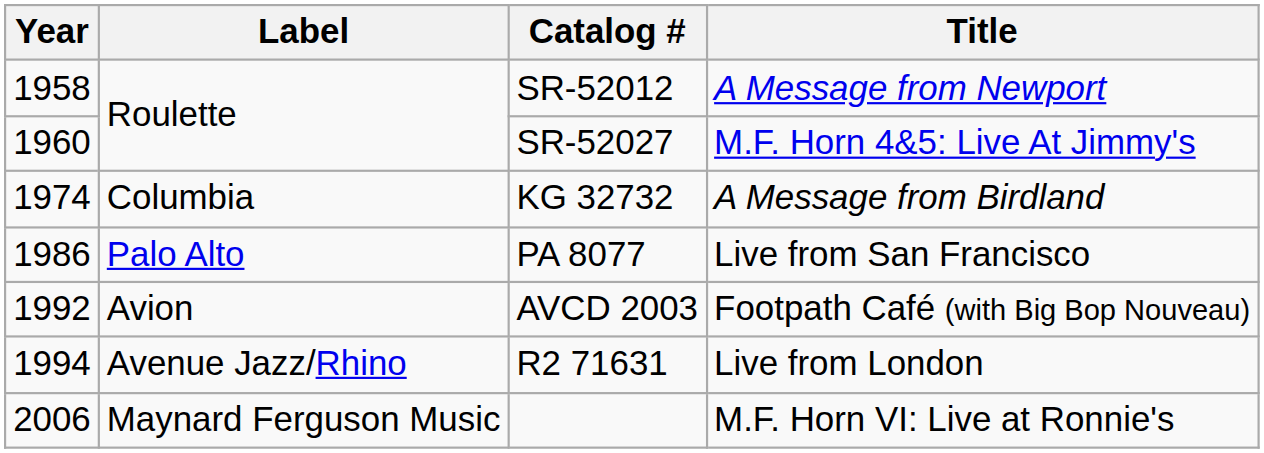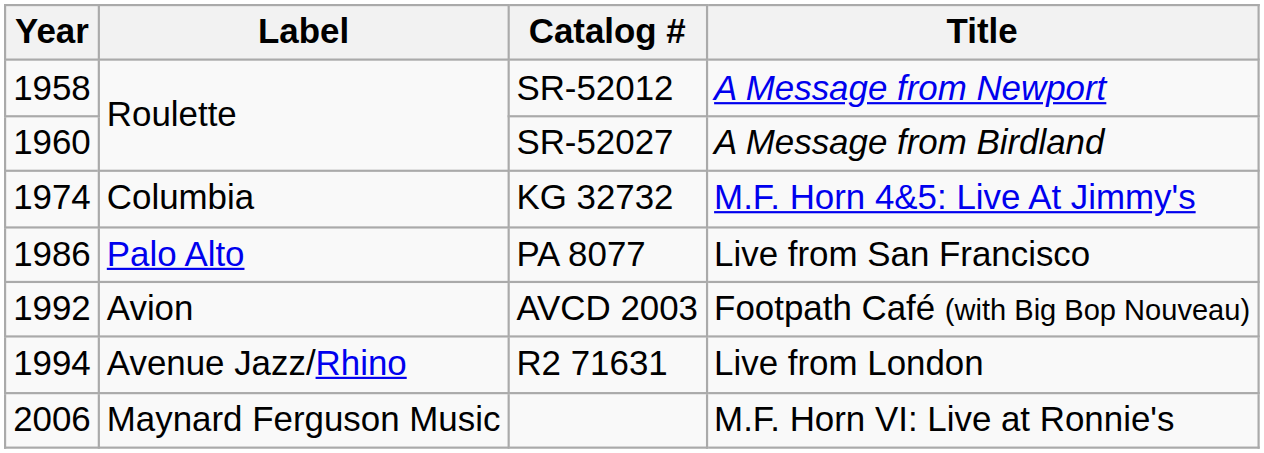(955, 142) M.F. Horn 4&5: Live At Jimmy's -> (909, 142) A Message from Birdland
(909, 198) A Message from Birdland -> (955, 198) M.F. Horn 4&5: Live At Jimmy's
